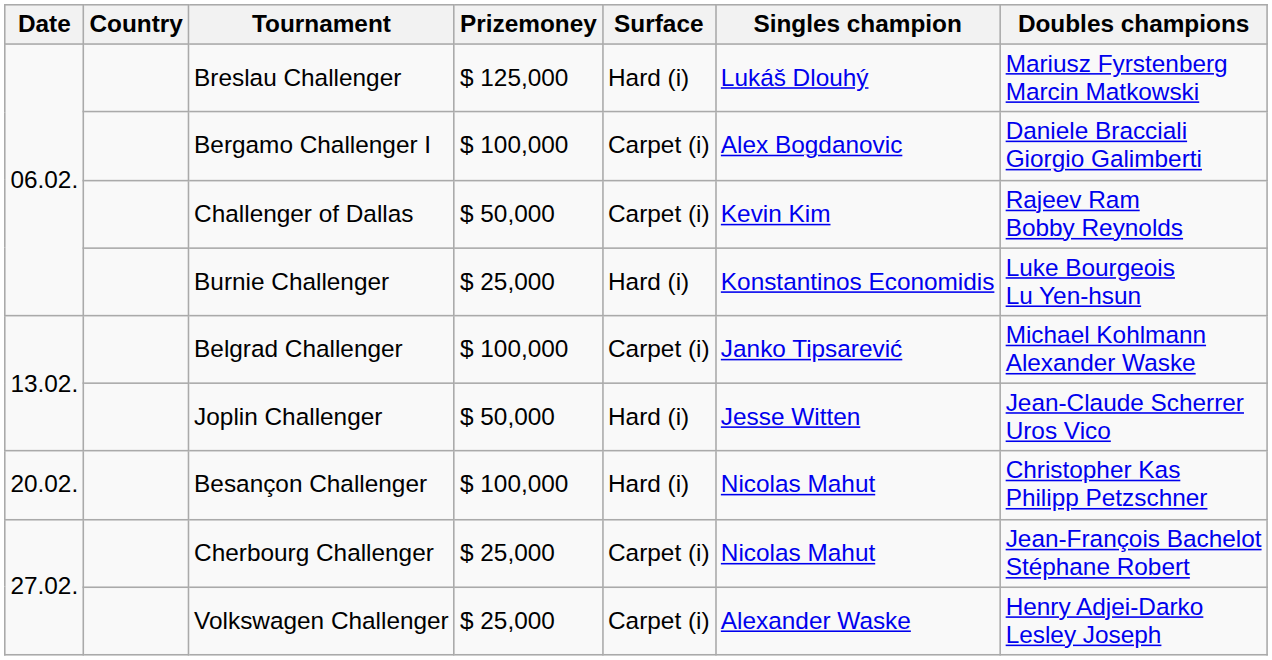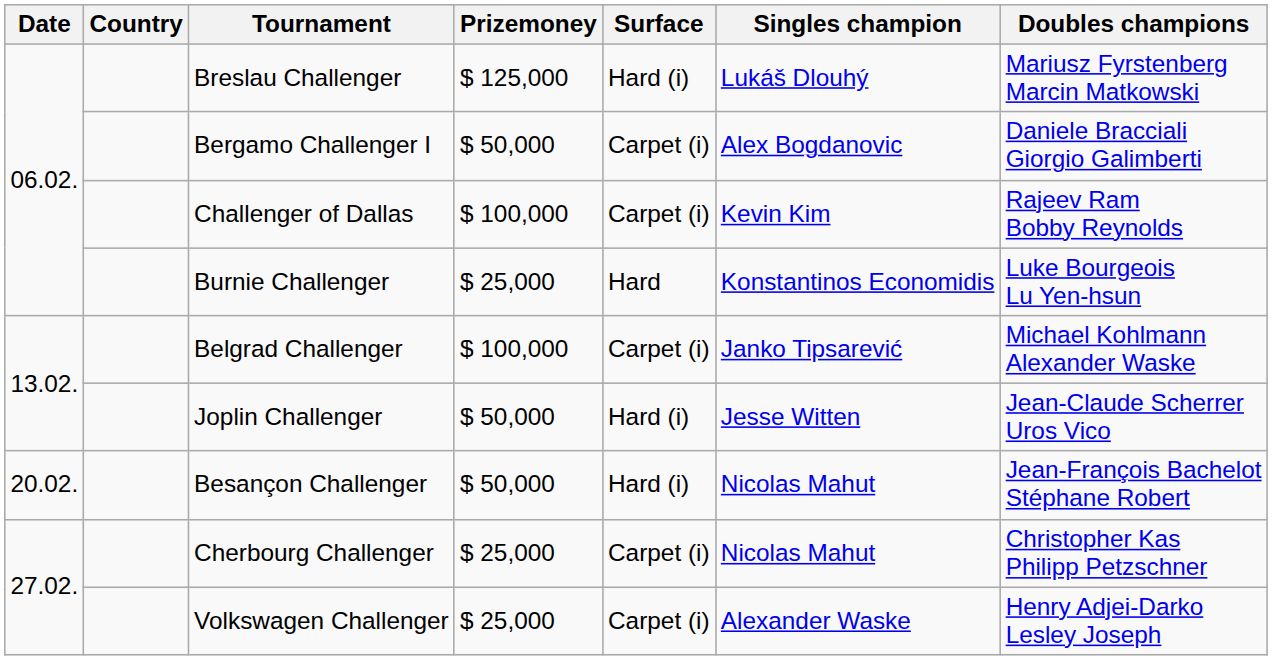(514, 145) $ 100,000 -> (507, 145) $ 50,000
(507, 213) $ 50,000 -> (514, 213) $ 100,000
(649, 280) Hard (i) -> (634, 280) Hard
(514, 484) $ 100,000 -> (507, 484) $ 50,000
(1107, 484) Christopher Kas Philipp Petzschner -> (1134, 484) Jean-François Bachelot Stéphane Robert
(1134, 552) Jean-François Bachelot Stéphane Robert -> (1107, 552) Christopher Kas Philipp Petzschner
